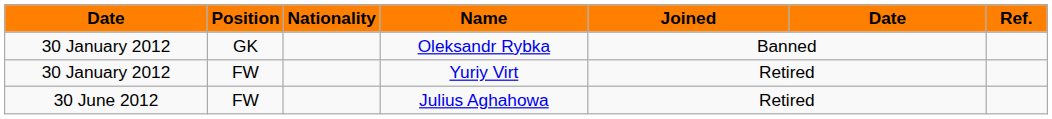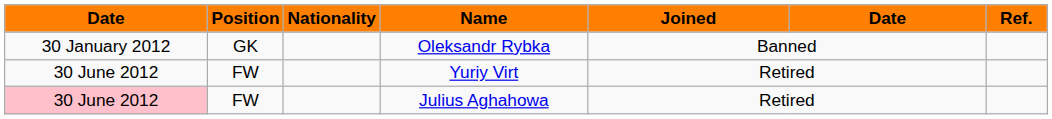(106, 73) 30 January 2012 -> (106, 73) 30 June 2012
(106, 101) no background -> (106, 101) pink background
